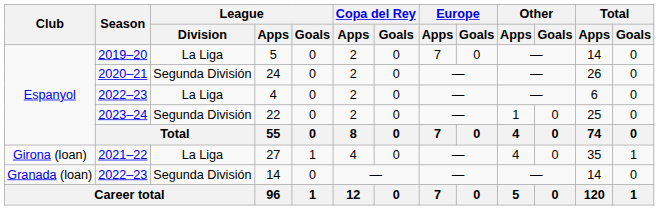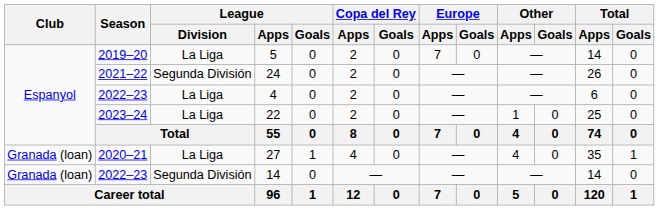(123, 74) 2020–21 -> (123, 74) 2021–22
(202, 114) Segunda División -> (202, 114) La Liga
(50, 154) Girona (loan) -> (50, 154) Granada (loan)
(123, 154) 2021–22 -> (123, 154) 2020–21
